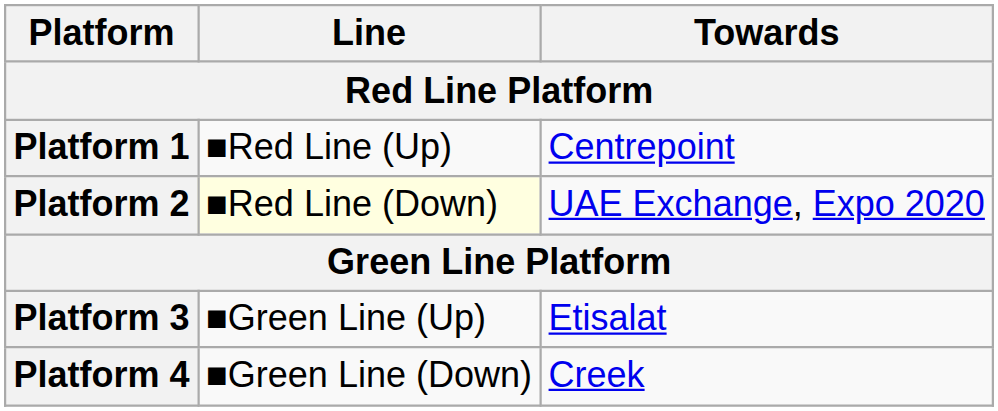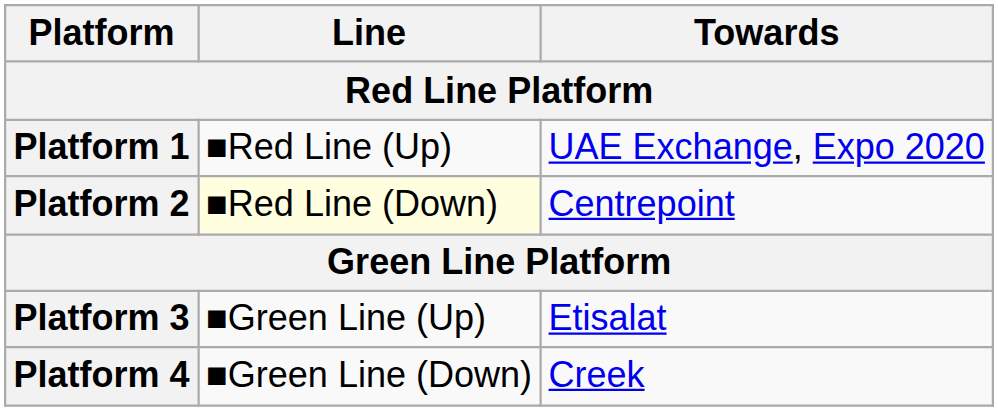(642, 147) Centrepoint -> (767, 147) UAE Exchange, Expo 2020
(767, 204) UAE Exchange, Expo 2020 -> (642, 204) Centrepoint
